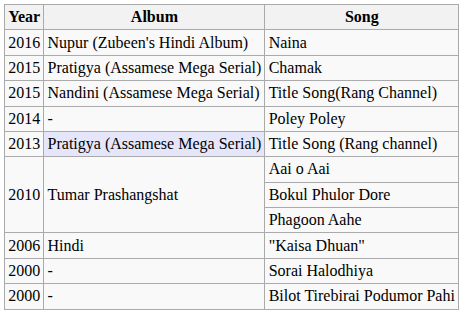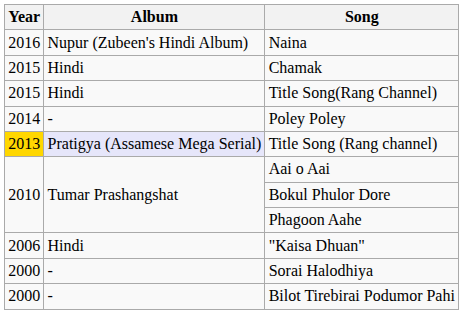(154, 67) Pratigya (Assamese Mega Serial) -> (66, 67) Hindi
(154, 93) Nandini (Assamese Mega Serial) -> (66, 93) Hindi
(24, 144) no background -> (24, 144) gold background
